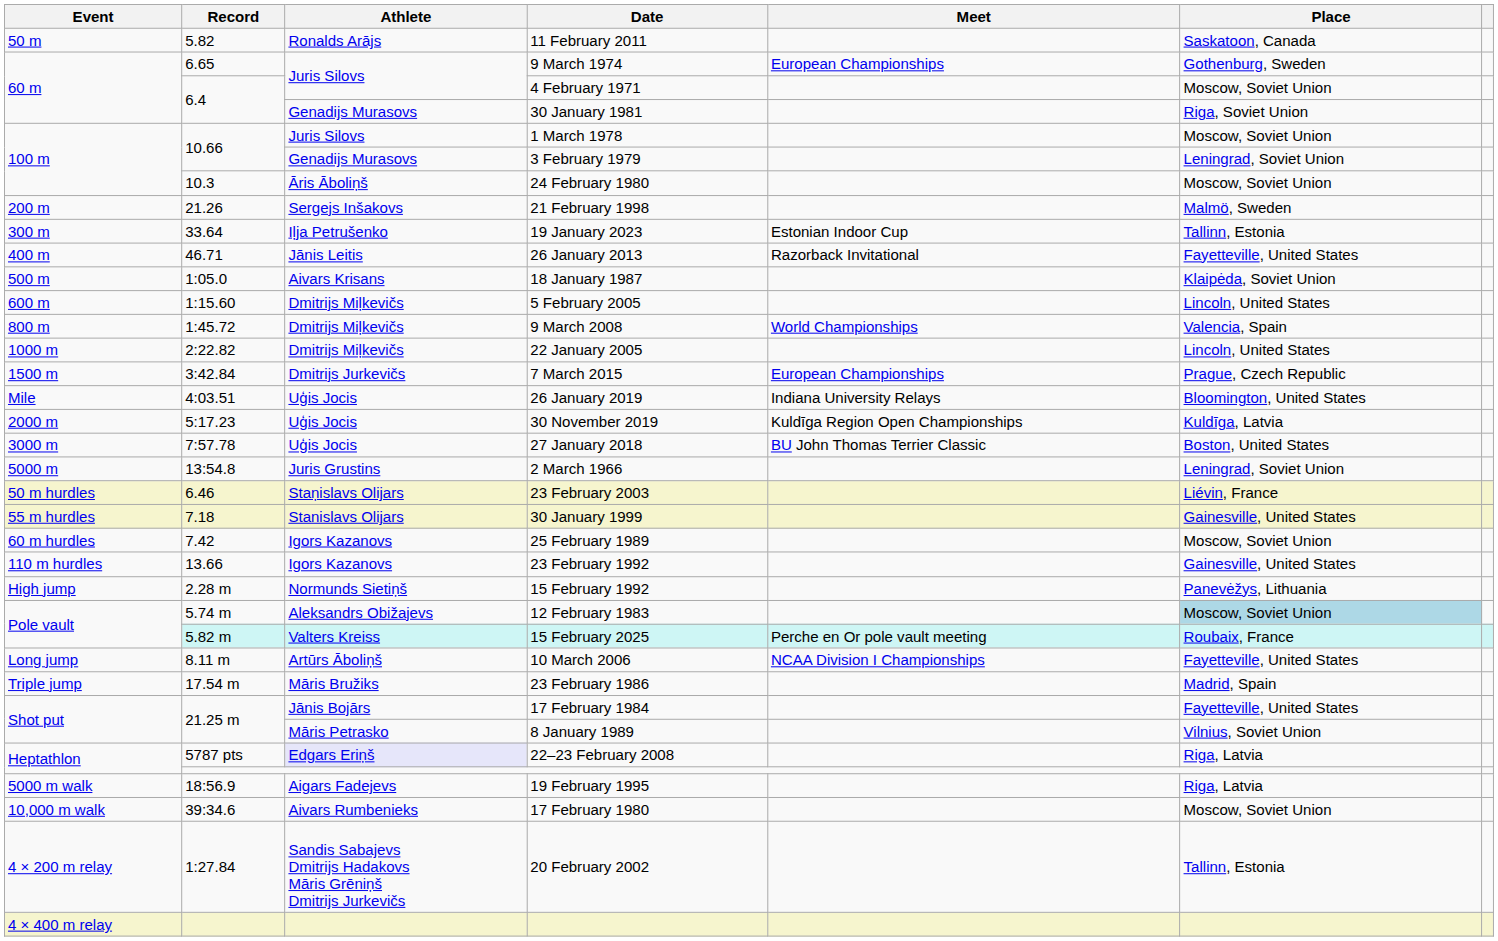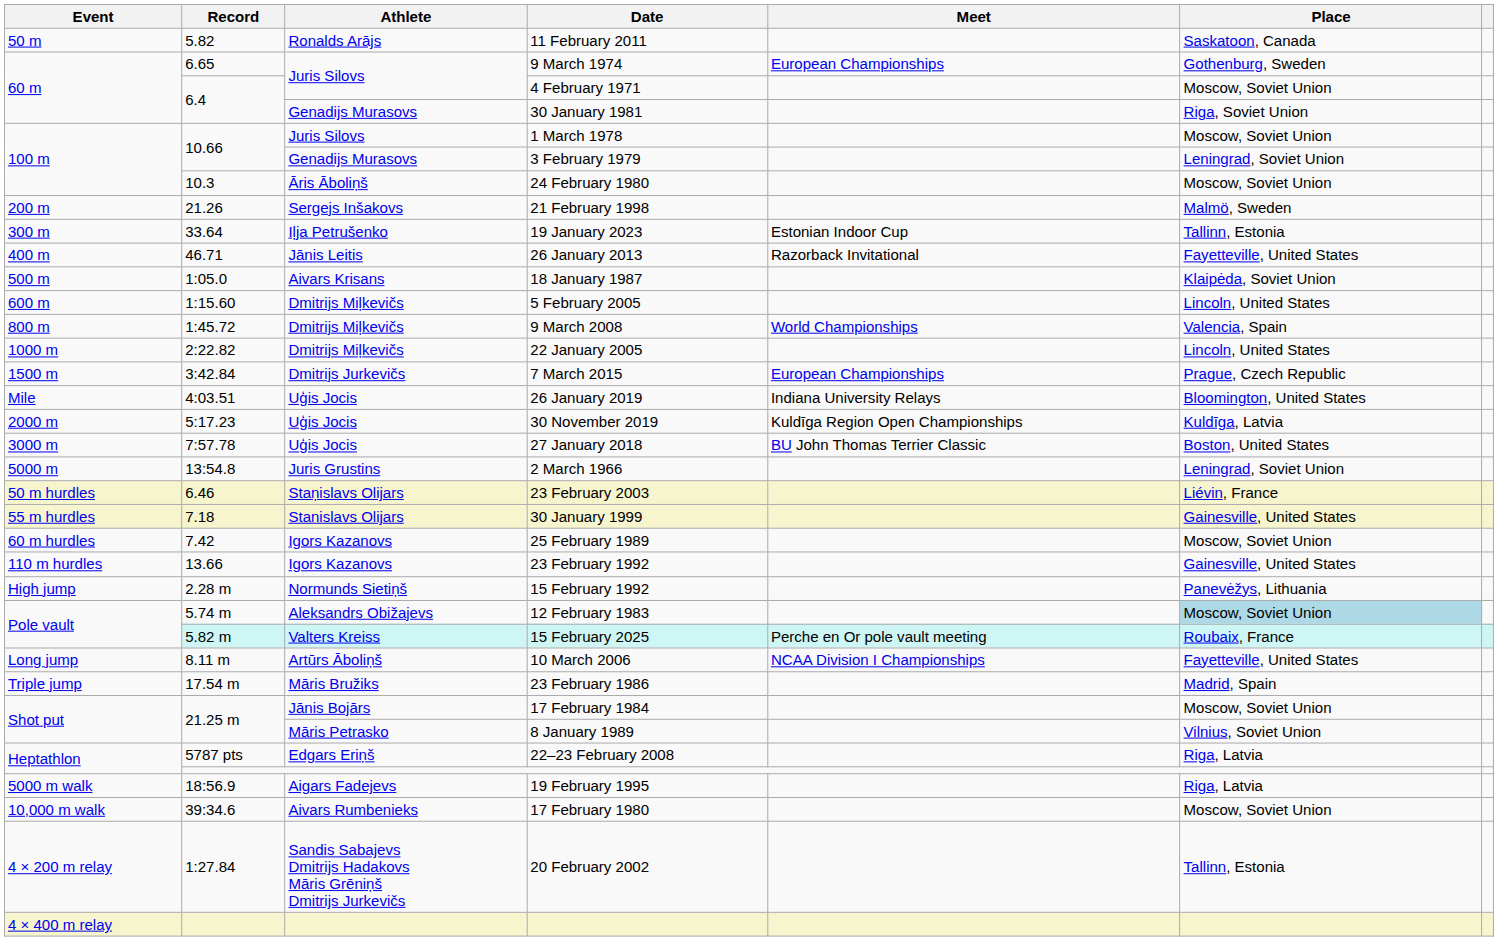(1271, 707) Fayetteville, United States -> (1258, 707) Moscow, Soviet Union
(331, 755) lavender background -> (331, 755) no background
